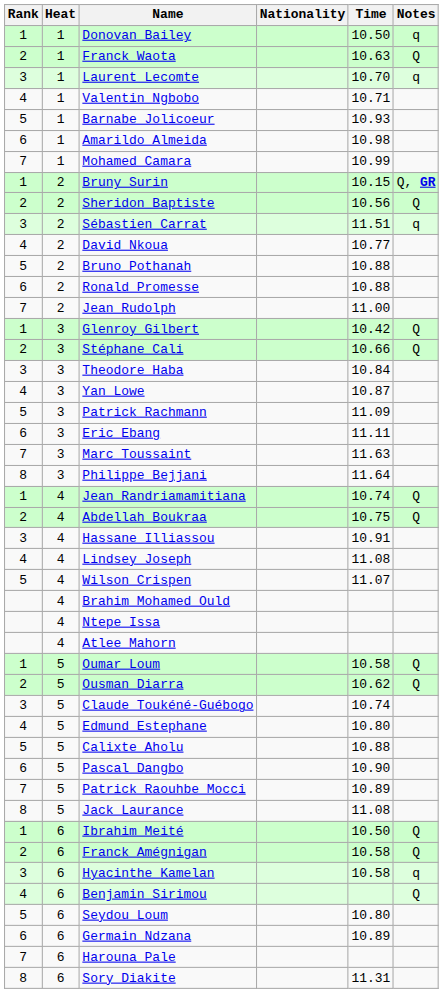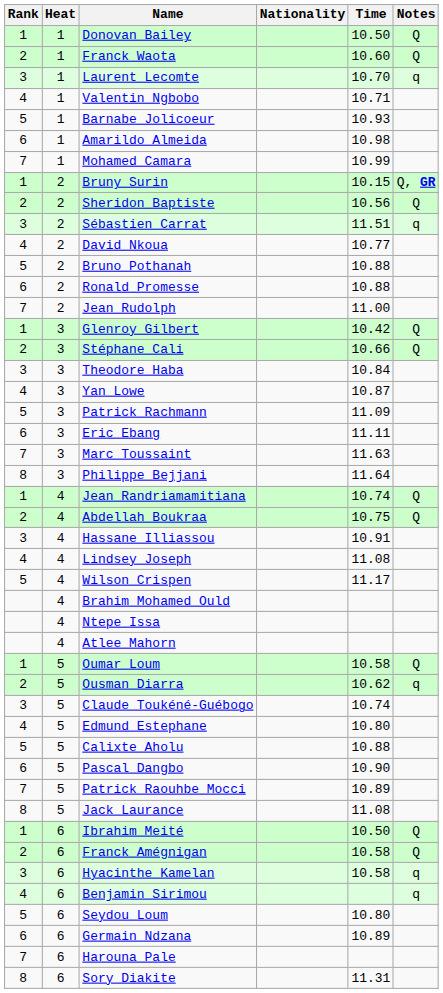(416, 36) q -> (416, 36) Q
(371, 57) 10.63 -> (371, 57) 10.60
(371, 581) 11.07 -> (371, 581) 11.17
(416, 685) Q -> (416, 685) q
(416, 895) Q -> (416, 895) q
